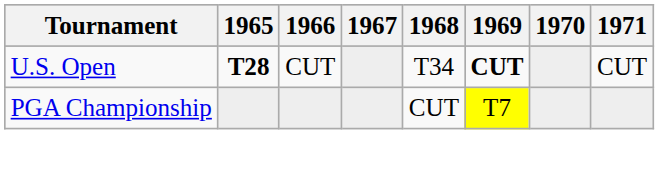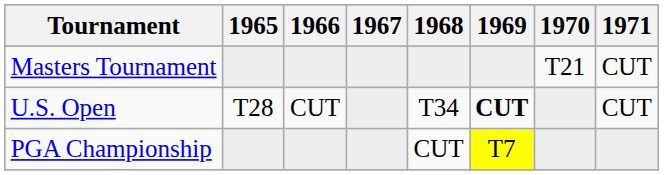+ row: (114, 66)
(249, 66) bold -> (253, 108) normal
